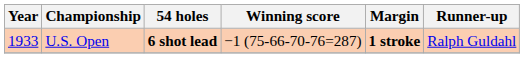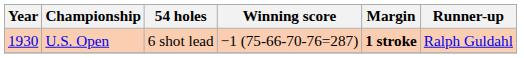(23, 40) 1933 -> (23, 40) 1930
(182, 40) bold -> (181, 40) normal
